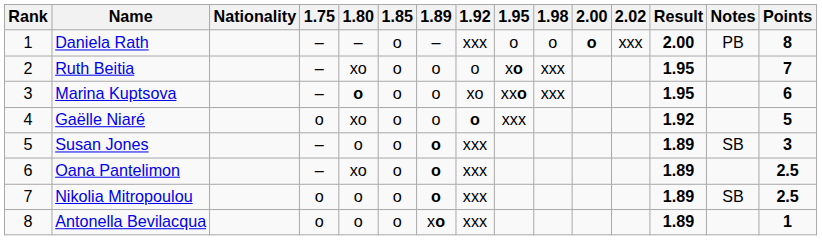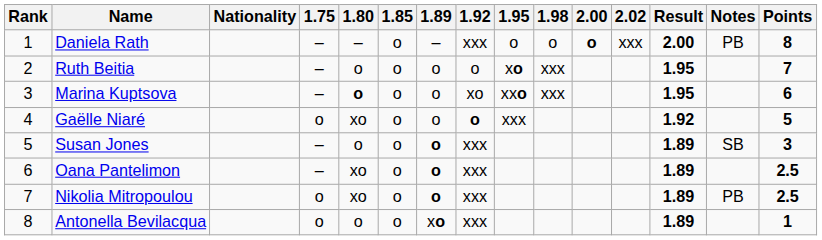(358, 68) xo -> (358, 68) o
(358, 196) o -> (358, 196) xo
(733, 196) SB -> (733, 196) PB
